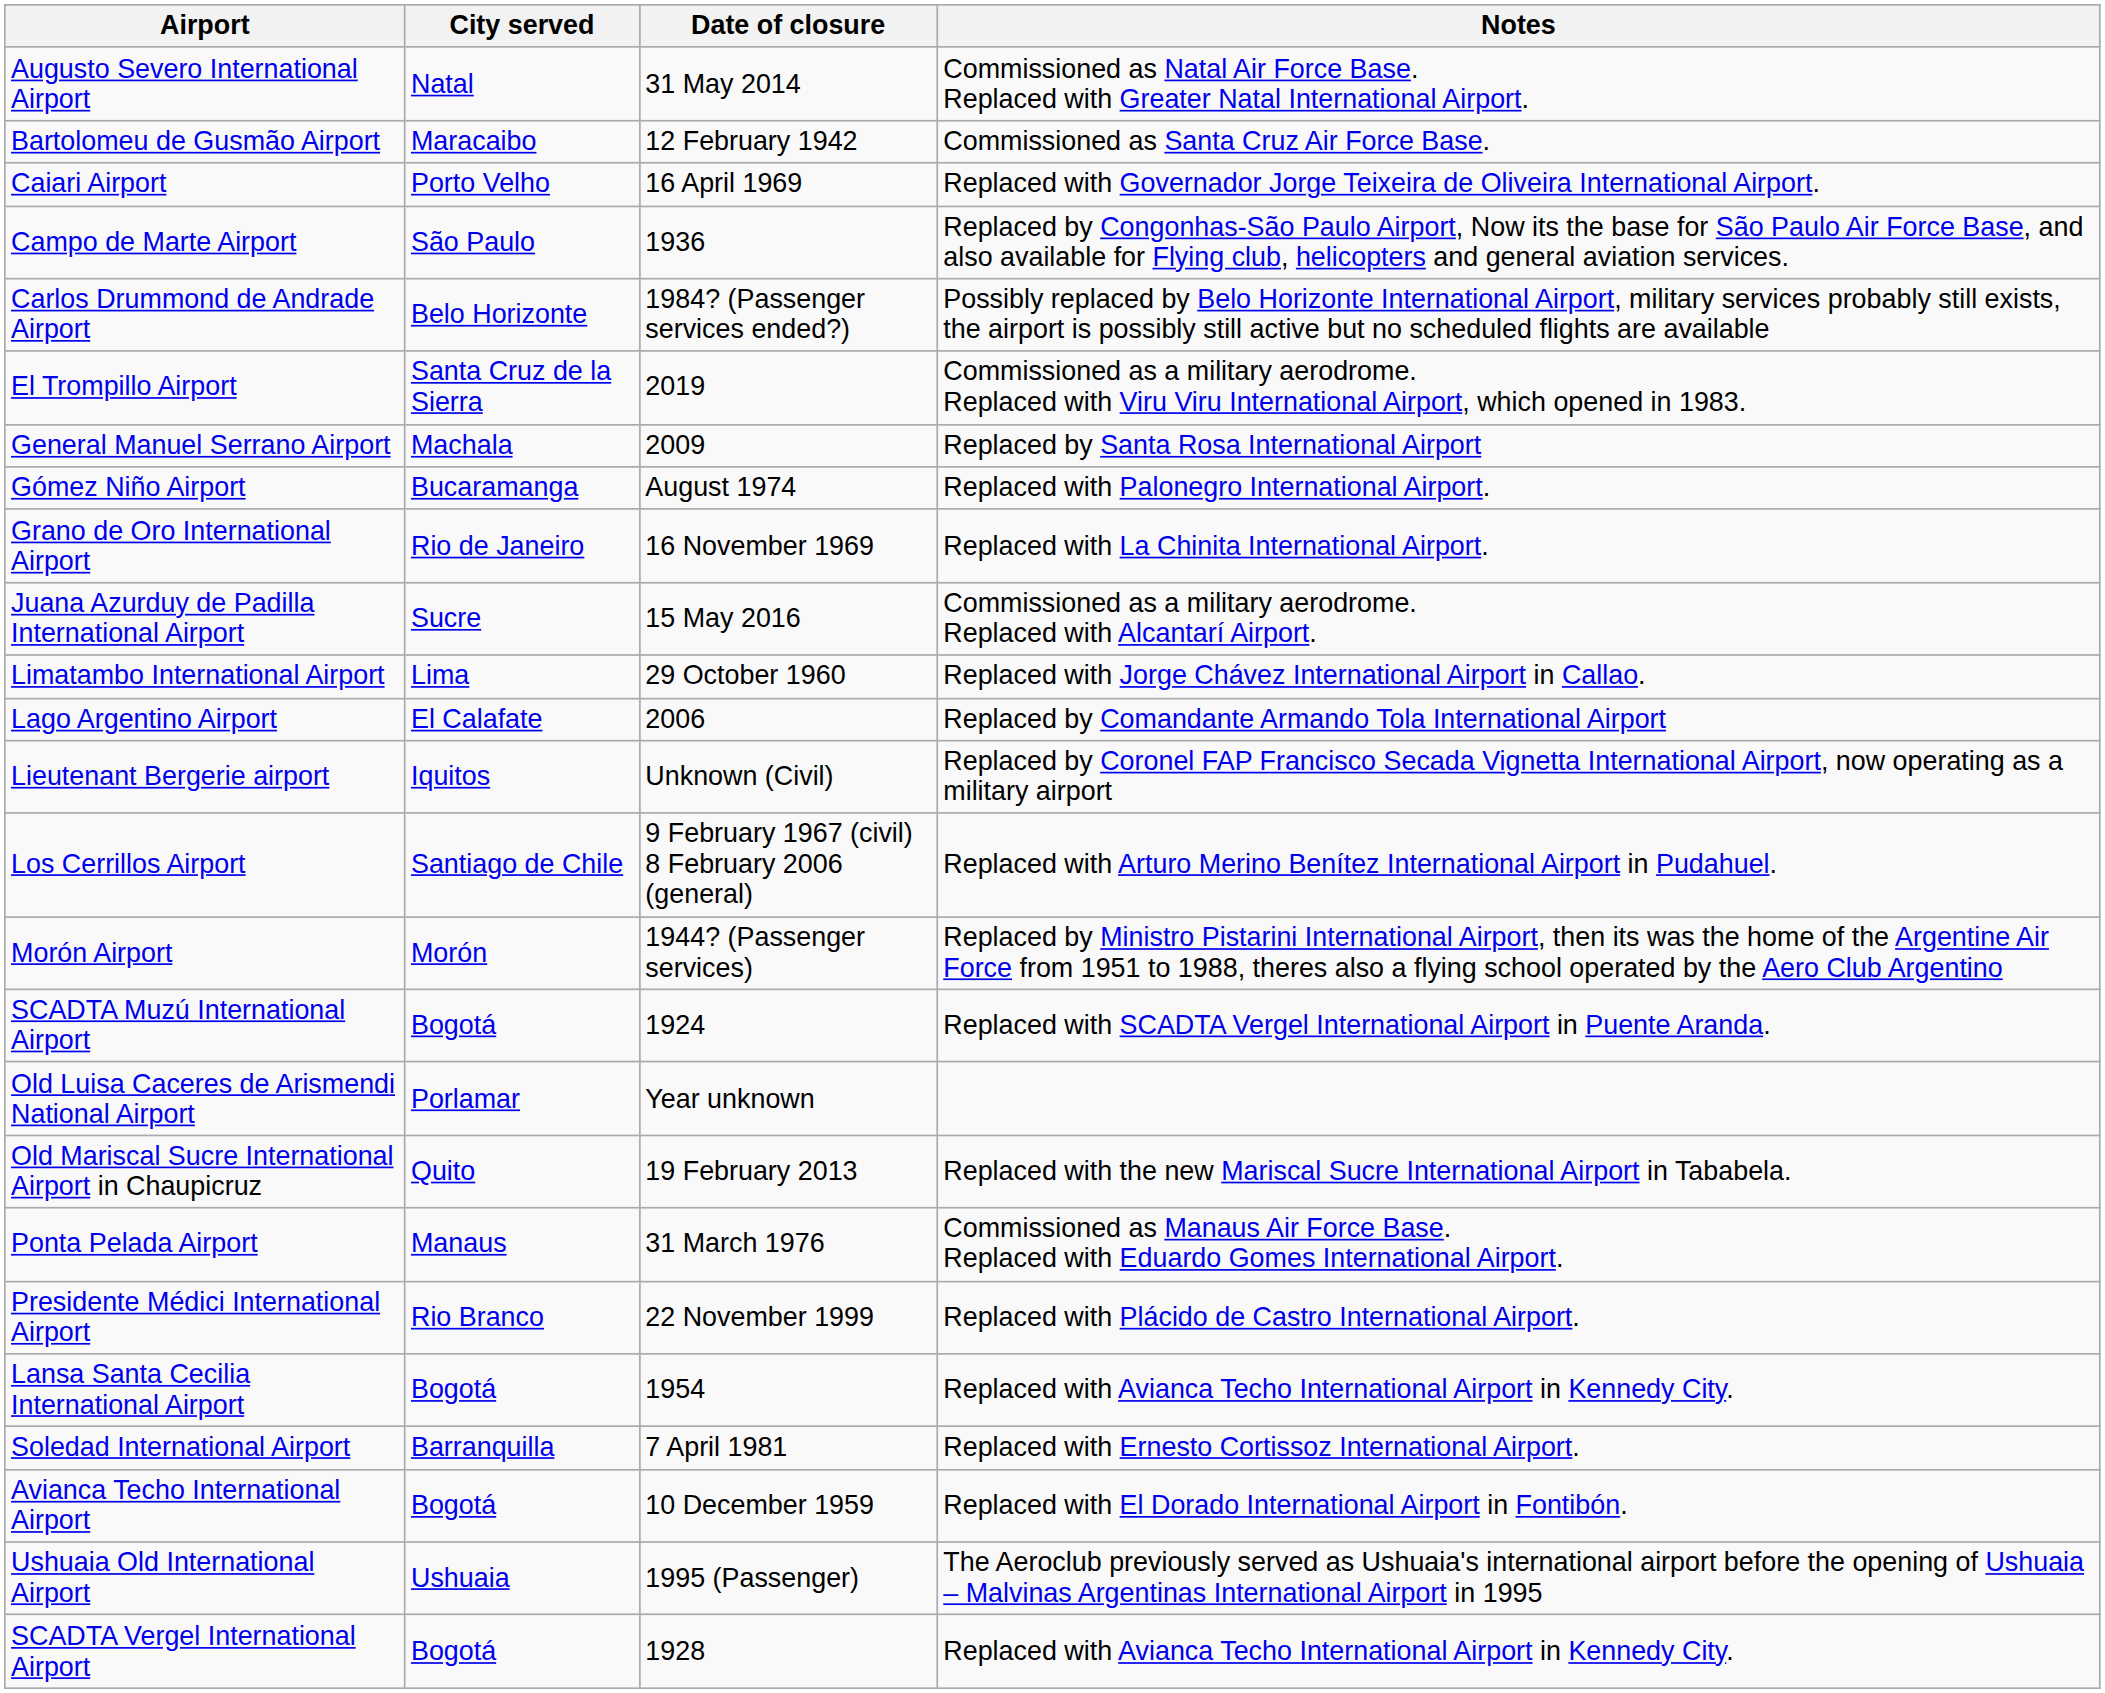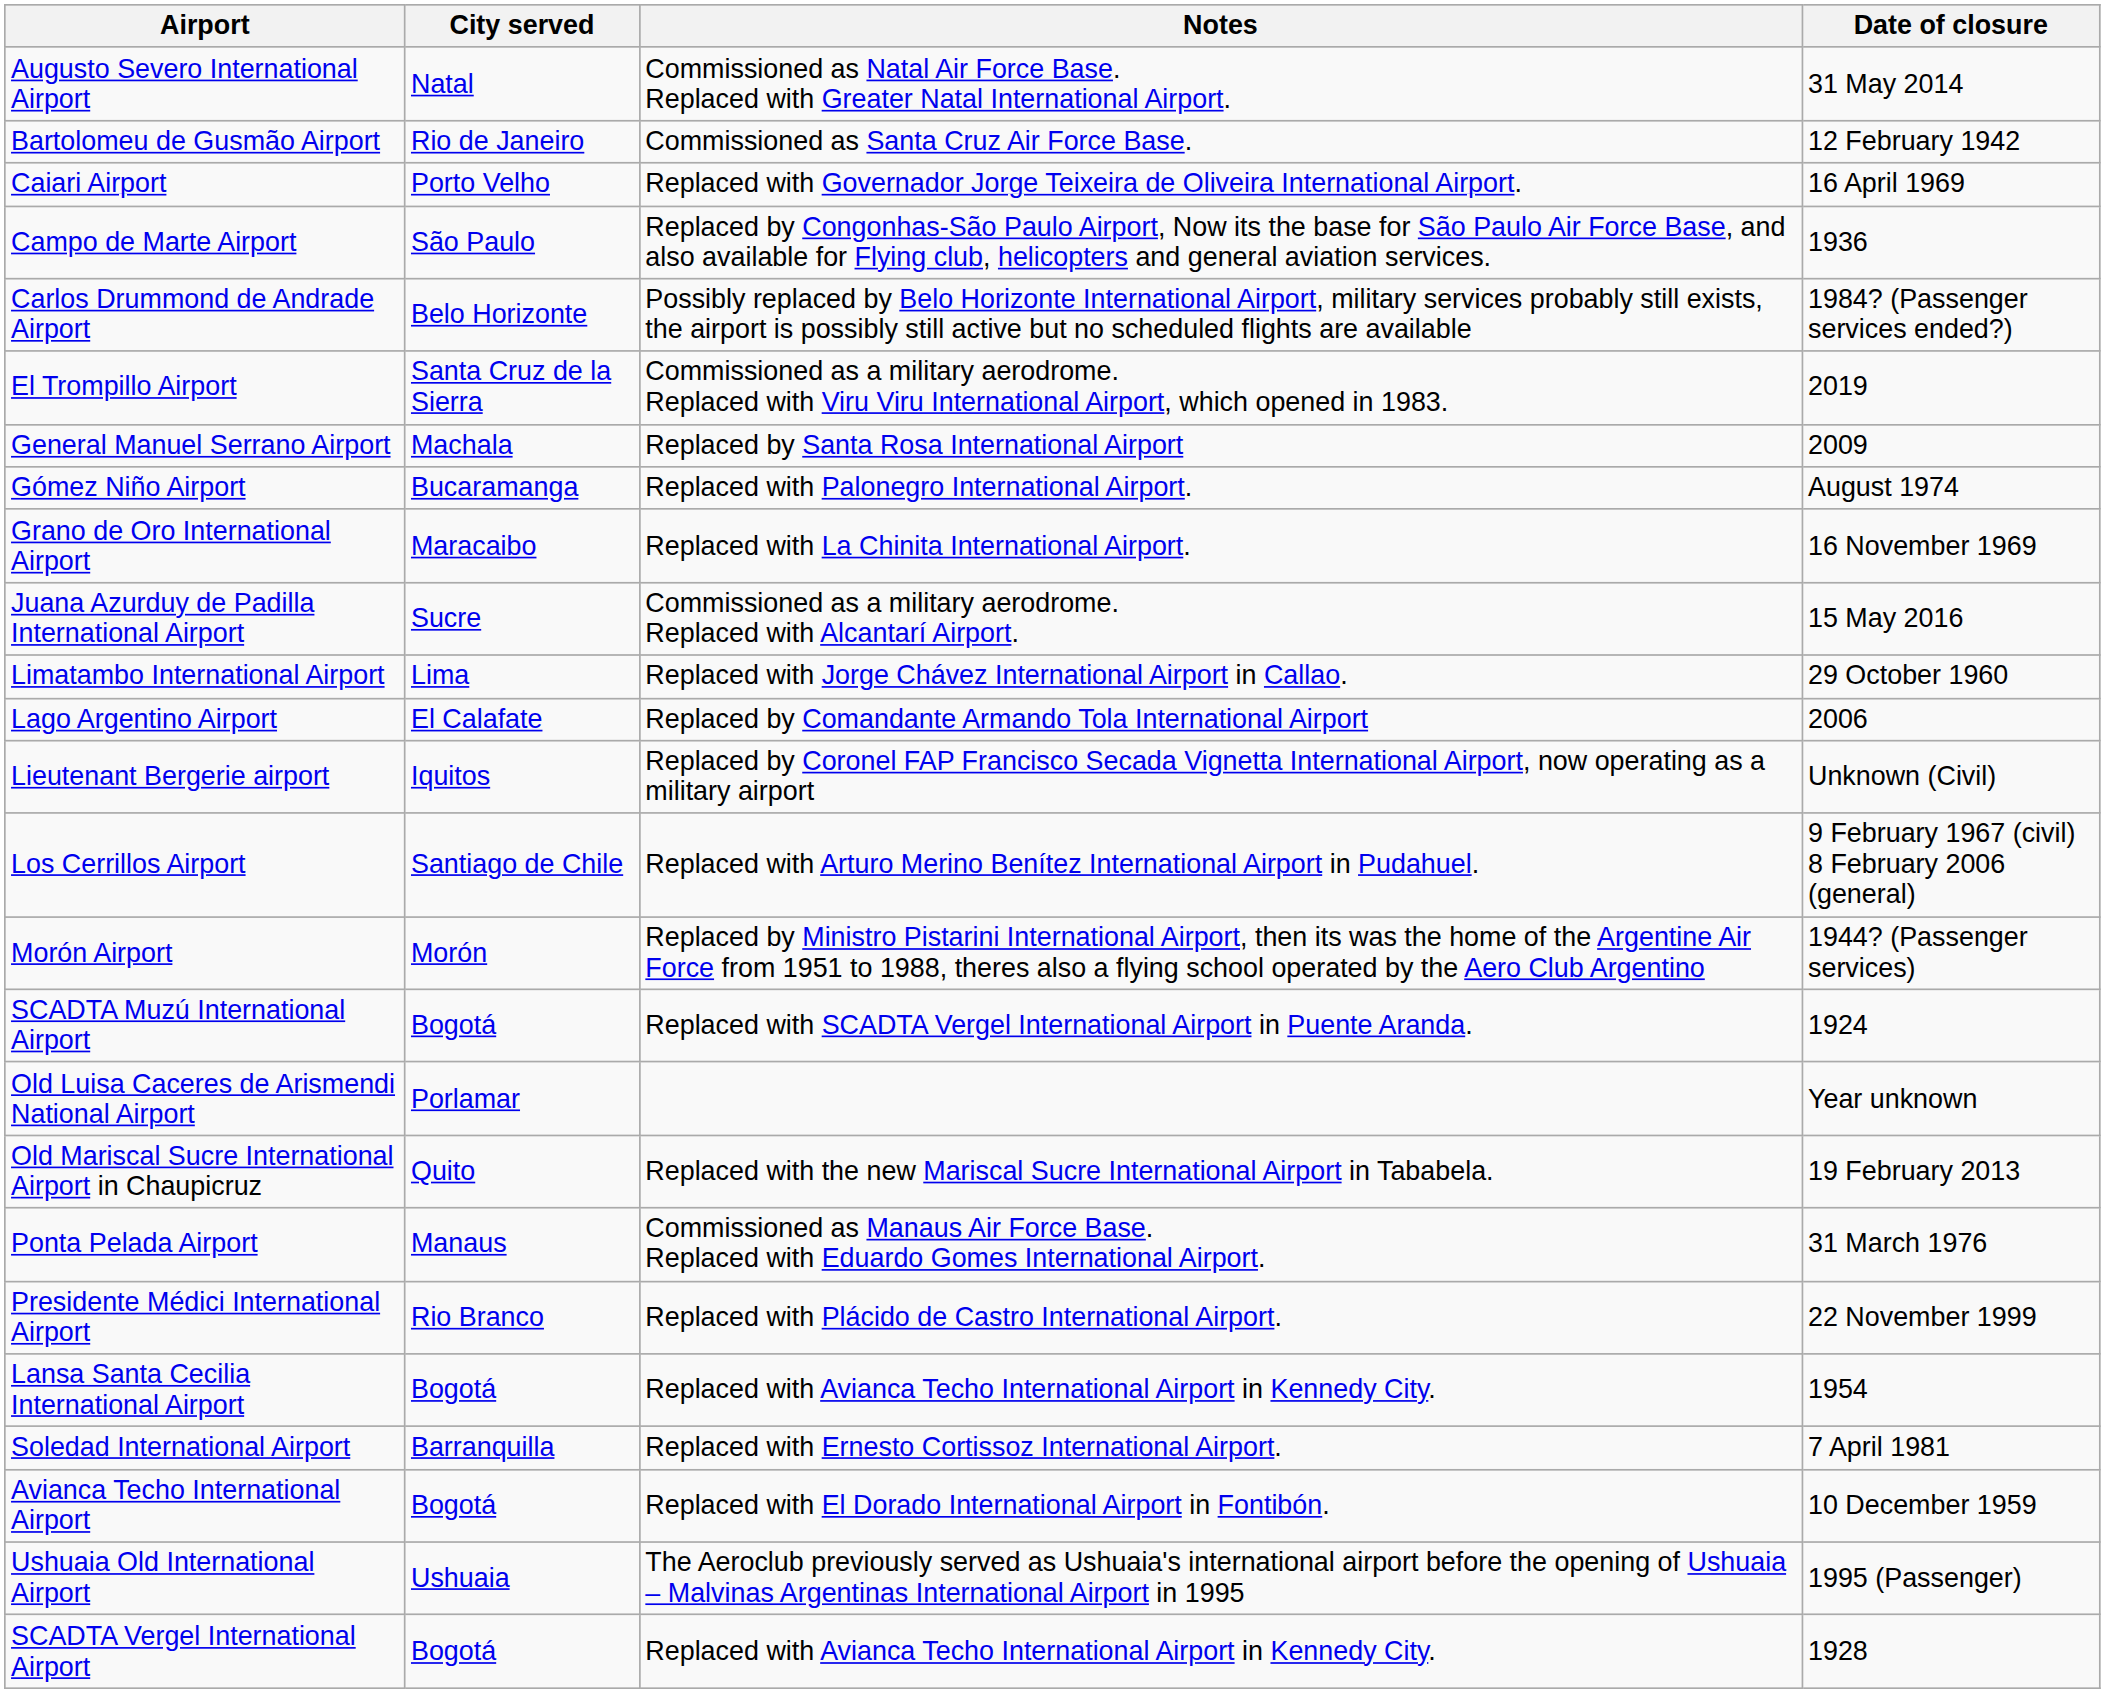columns swapped: (788, 25) <-> (1518, 25)
(474, 141) Maracaibo -> (498, 141) Rio de Janeiro
(498, 545) Rio de Janeiro -> (474, 545) Maracaibo
